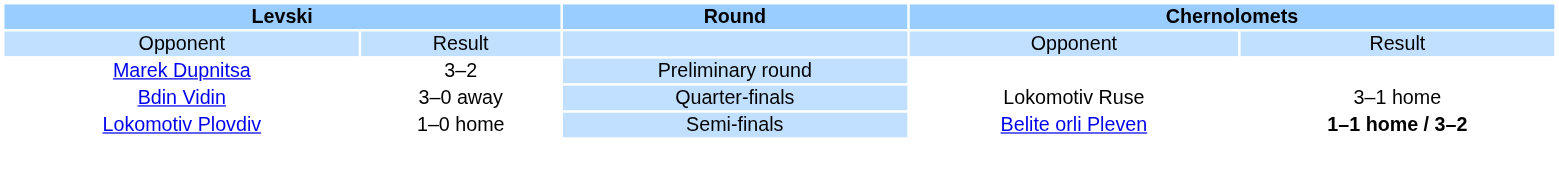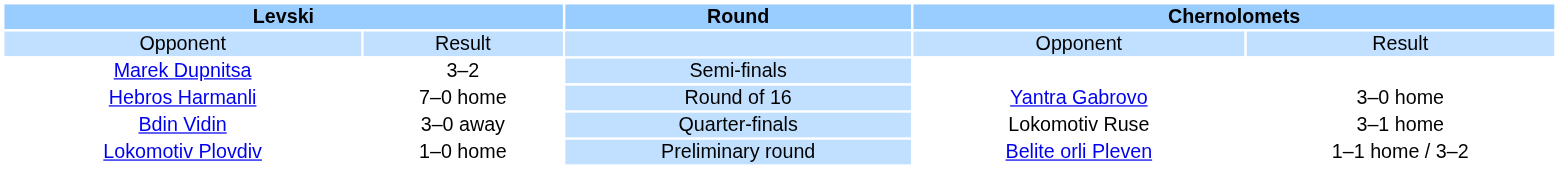(735, 70) Preliminary round -> (738, 70) Semi-finals
+ row: (183, 97)
(735, 124) Semi-finals -> (738, 151) Preliminary round
(1397, 124) bold -> (1400, 151) normal
